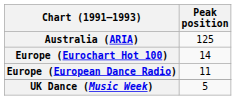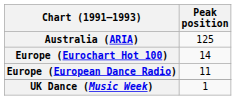(205, 87) 5 -> (205, 87) 1
